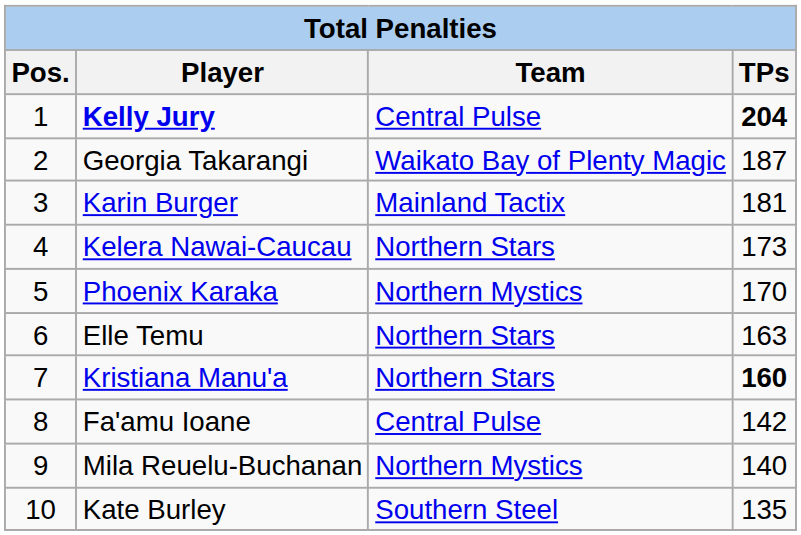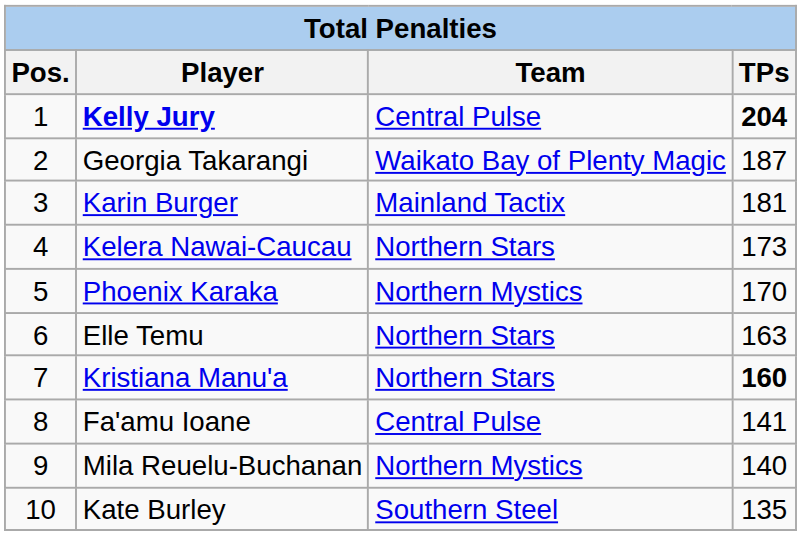(764, 422) 142 -> (764, 422) 141
